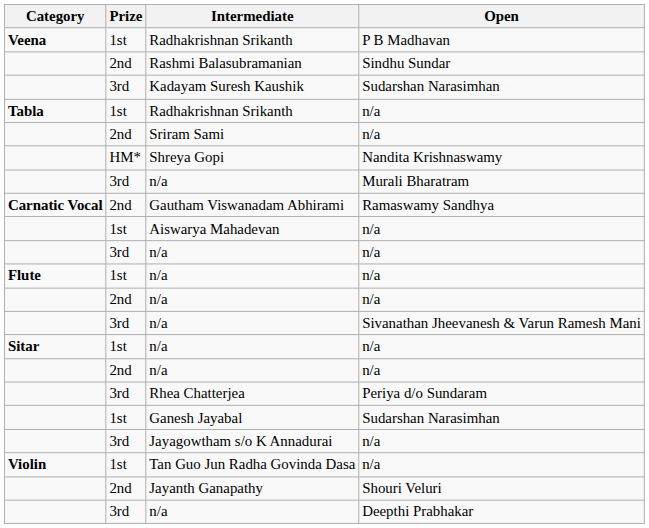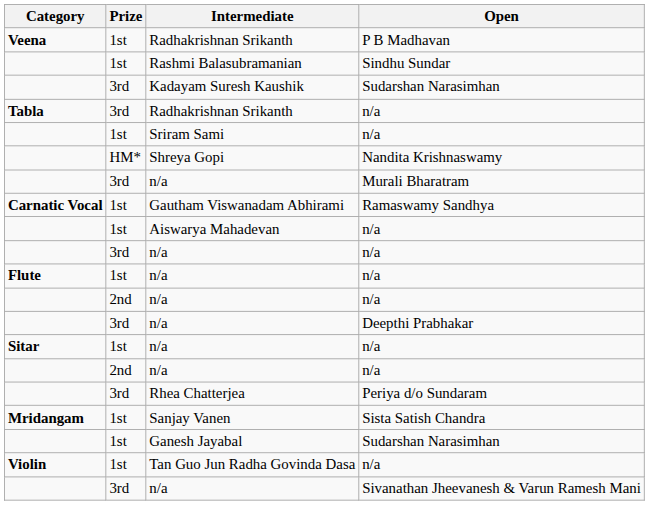(121, 63) 2nd -> (118, 63) 1st
(118, 110) 1st -> (119, 110) 3rd
(121, 134) 2nd -> (118, 134) 1st
(121, 205) 2nd -> (118, 205) 1st
rows swapped: (158, 511) <-> (158, 323)
+ row: (190, 417)
- row: (241, 441)
- row: (206, 488)
